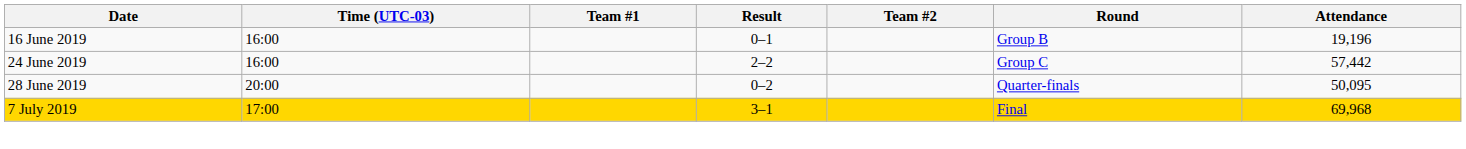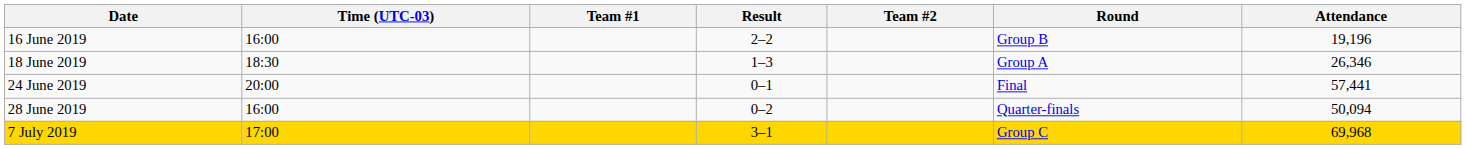(762, 39) 0–1 -> (762, 39) 2–2
+ row: (47, 62)
(262, 62) 16:00 -> (262, 86) 20:00
(762, 62) 2–2 -> (762, 86) 0–1
(1022, 62) Group C -> (1012, 86) Final
(1351, 62) 57,442 -> (1351, 86) 57,441
(262, 86) 20:00 -> (262, 109) 16:00
(1351, 86) 50,095 -> (1351, 109) 50,094
(1012, 109) Final -> (1022, 132) Group C
